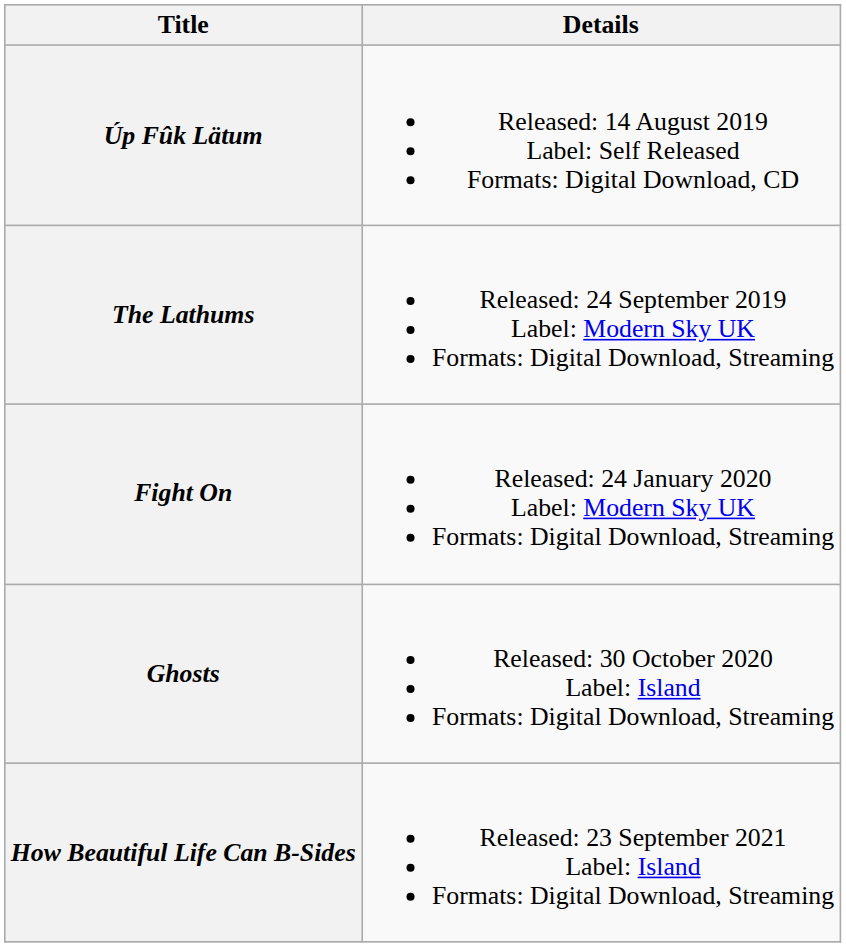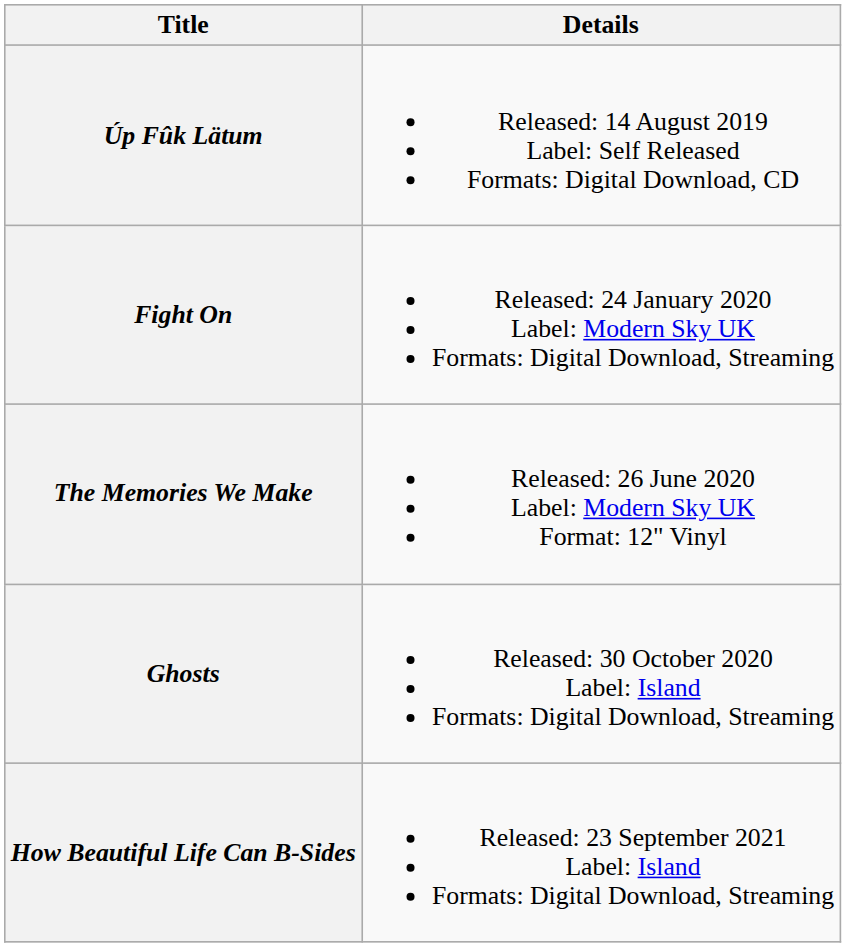- row: (183, 314)
+ row: (183, 493)
